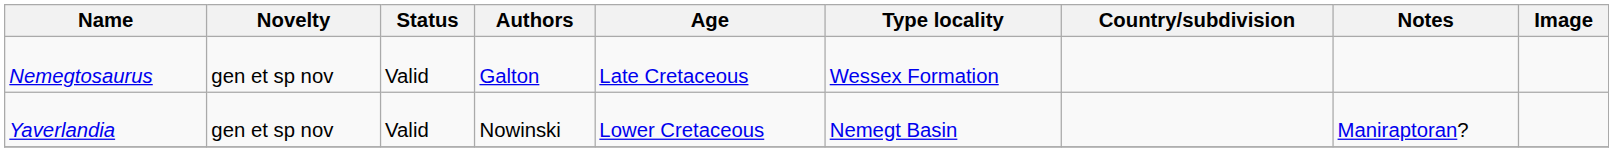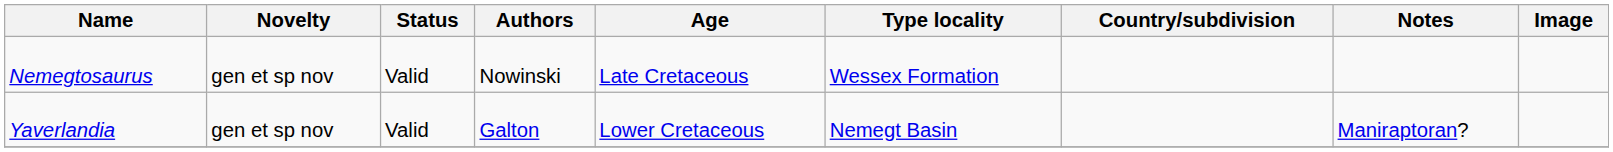(509, 75) Galton -> (520, 75) Nowinski
(520, 130) Nowinski -> (509, 130) Galton
